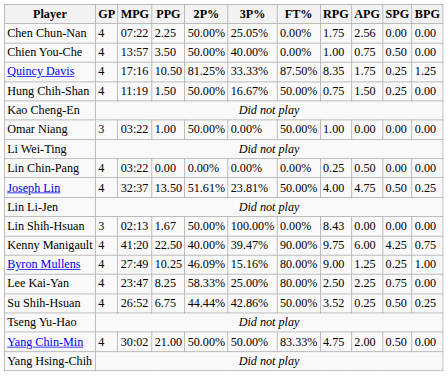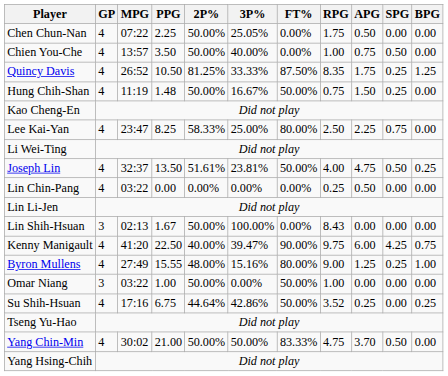(365, 33) 2.56 -> (365, 33) 0.50
(135, 71) 17:16 -> (135, 71) 26:52
(165, 91) 1.50 -> (165, 91) 1.48
rows swapped: (38, 284) <-> (37, 129)
rows swapped: (43, 168) <-> (34, 187)
(168, 264) 10.25 -> (168, 264) 15.55
(206, 264) 46.09% -> (206, 264) 48.00%
(135, 303) 26:52 -> (135, 303) 17:16
(206, 303) 44.44% -> (206, 303) 44.64%
(396, 303) 0.50 -> (396, 303) 0.00
(365, 341) 2.00 -> (365, 341) 3.70
